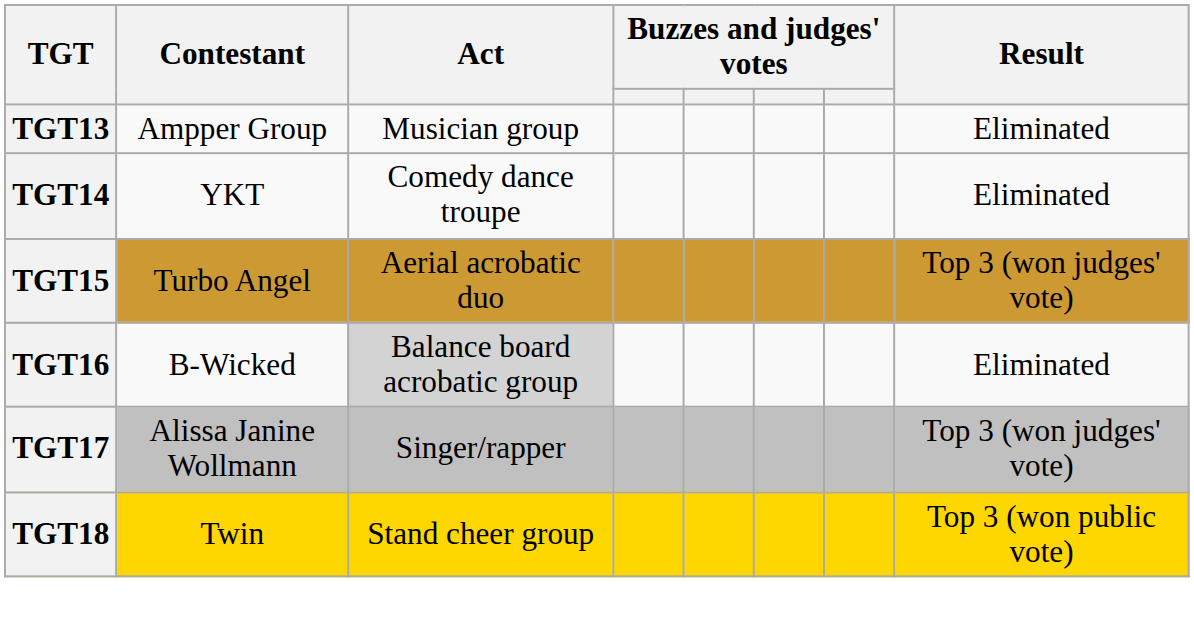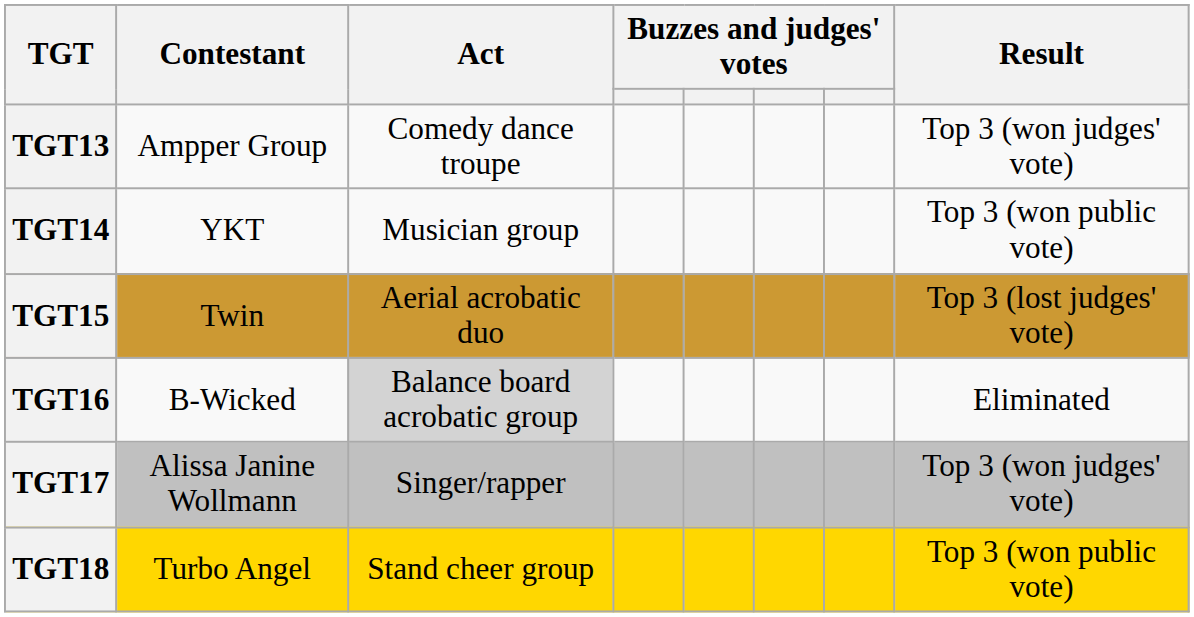(481, 128) Musician group -> (481, 145) Comedy dance troupe
(1042, 128) Eliminated -> (1042, 145) Top 3 (won judges' vote)
(481, 195) Comedy dance troupe -> (481, 230) Musician group
(1042, 195) Eliminated -> (1041, 230) Top 3 (won public vote)
(232, 279) Turbo Angel -> (232, 314) Twin
(1042, 279) Top 3 (won judges' vote) -> (1042, 314) Top 3 (lost judges' vote)
(232, 533) Twin -> (232, 568) Turbo Angel
